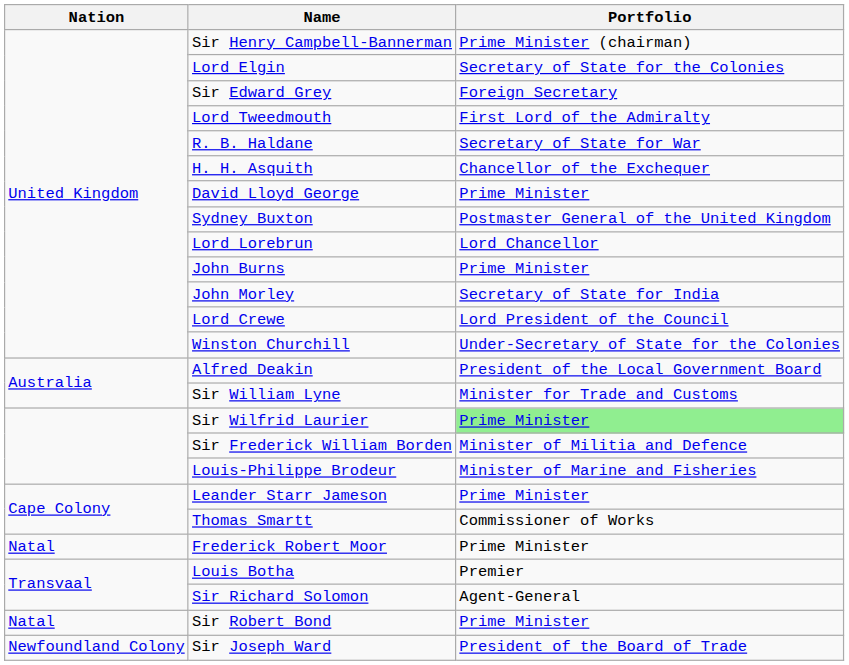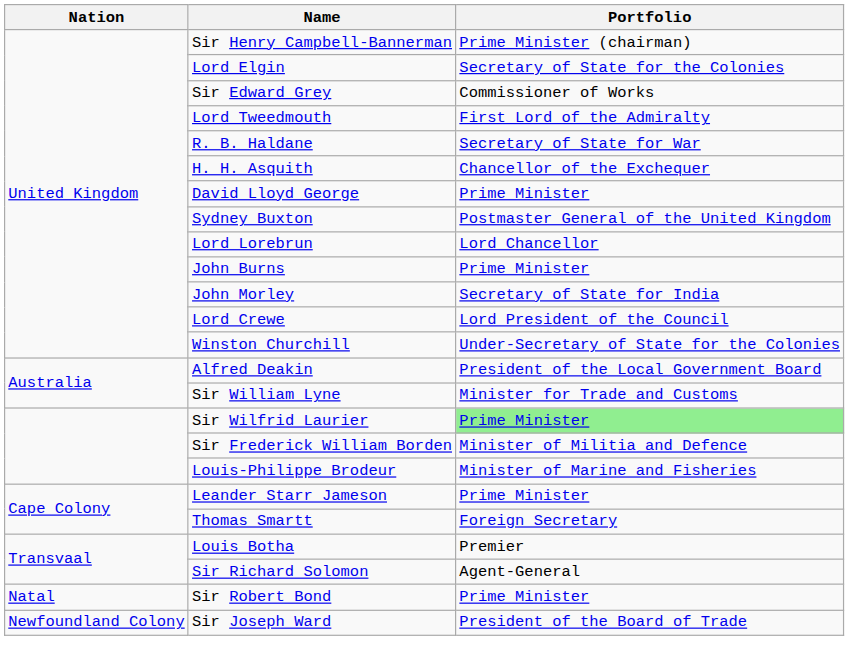(538, 93) Foreign Secretary -> (557, 93) Commissioner of Works
(557, 521) Commissioner of Works -> (538, 521) Foreign Secretary
- row: (290, 547)
